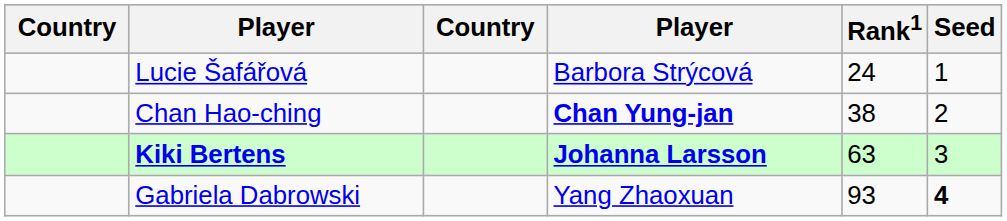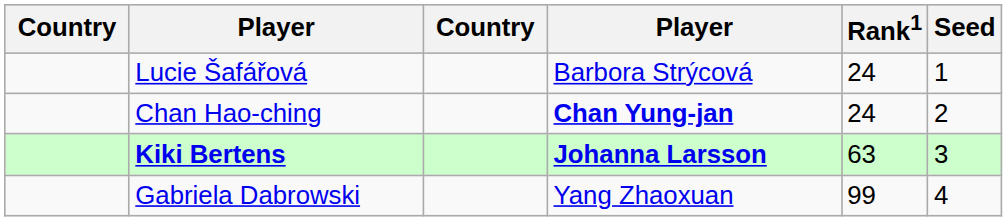(861, 113) 38 -> (861, 113) 24
(861, 195) 93 -> (861, 195) 99
(941, 195) bold -> (941, 195) normal
